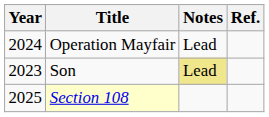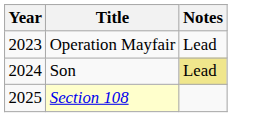- column: (246, 17)
(25, 44) 2024 -> (25, 44) 2023
(25, 71) 2023 -> (25, 71) 2024
